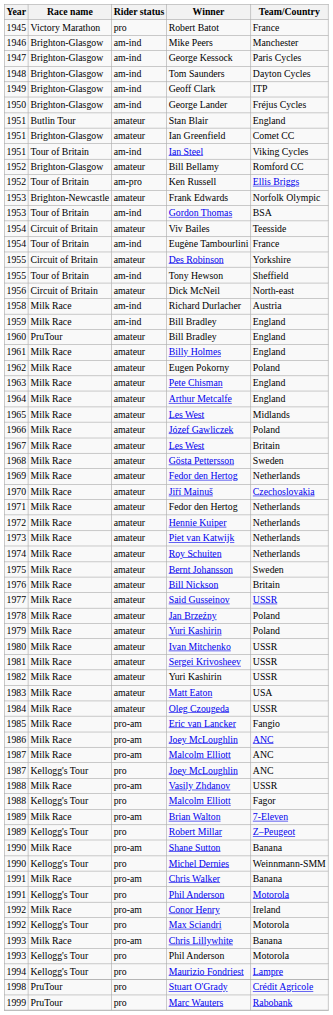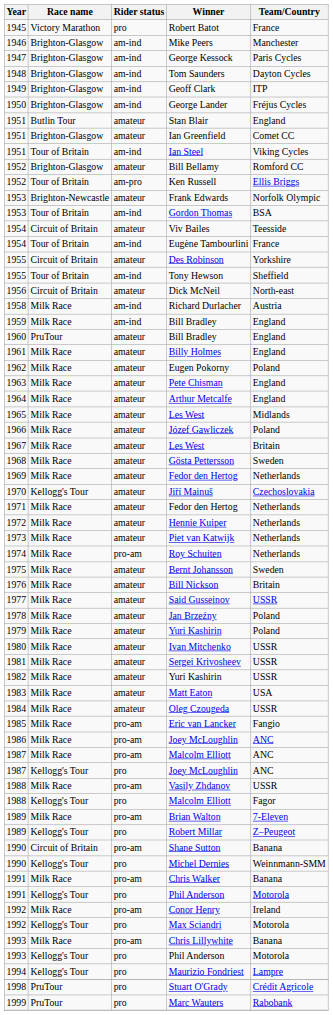(51, 492) Milk Race -> (59, 492) Kellogg's Tour
(129, 553) amateur -> (128, 553) pro-am
(51, 848) Milk Race -> (64, 848) Circuit of Britain
